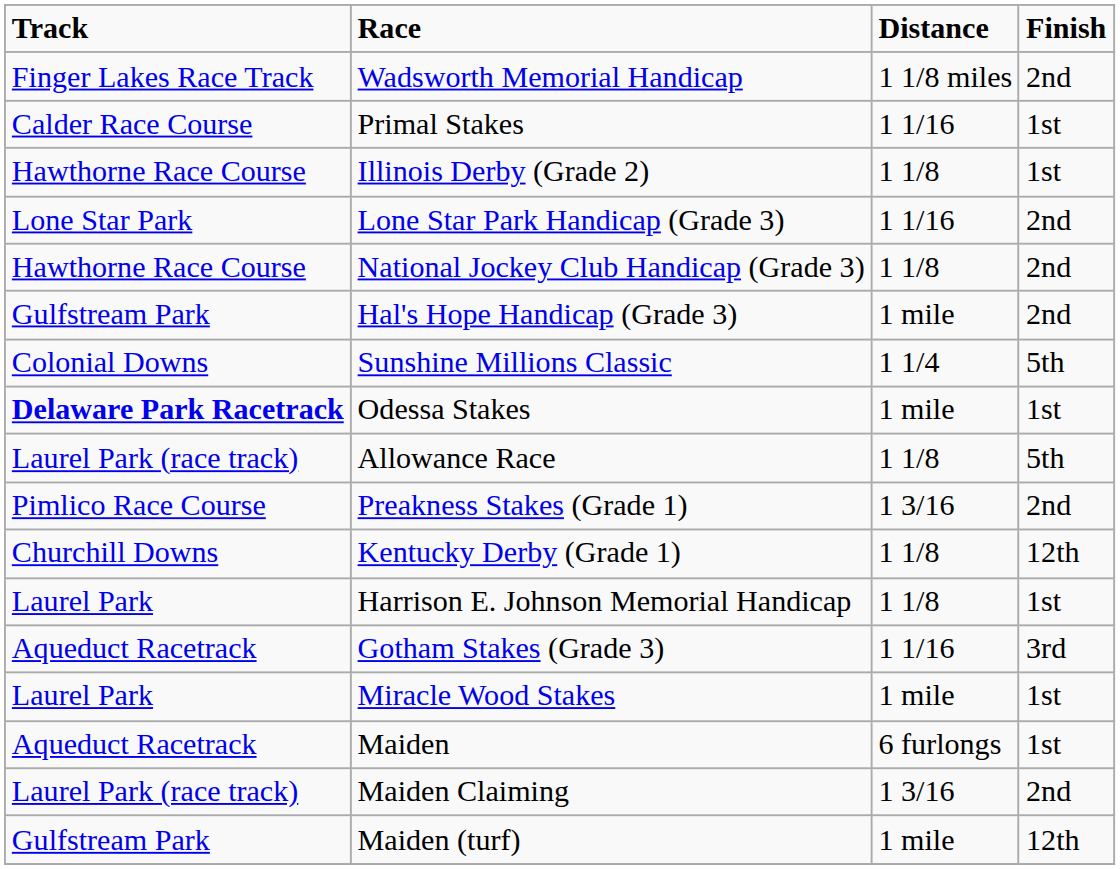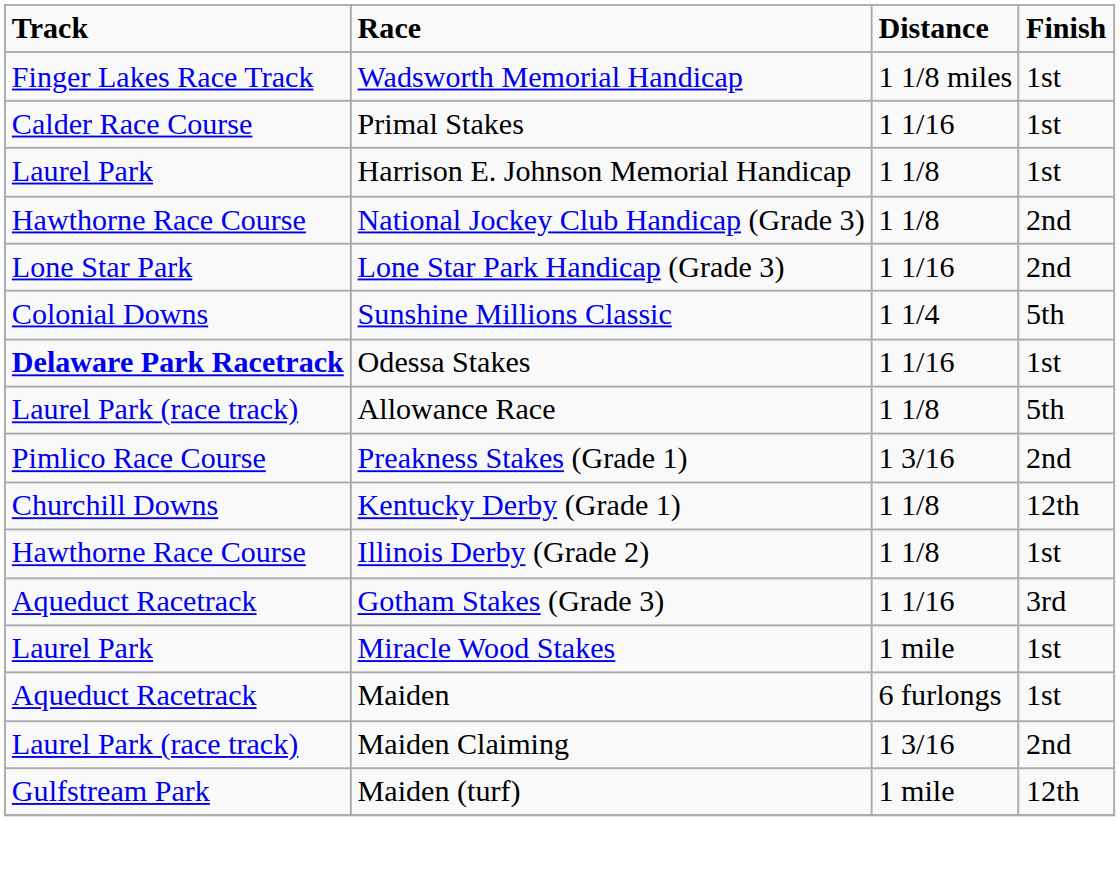(1049, 76) 2nd -> (1044, 76) 1st
rows swapped: (604, 600) <-> (503, 171)
rows swapped: (611, 266) <-> (571, 219)
- row: (547, 314)
(917, 409) 1 mile -> (917, 362) 1 1/16
